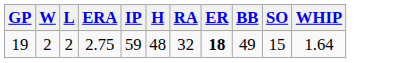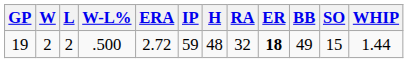+ column: (107, 17)
(100, 44) 2.75 -> (157, 44) 2.72
(319, 44) 1.64 -> (376, 44) 1.44
